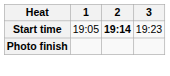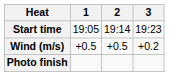(117, 29) bold -> (117, 29) normal
+ row: (37, 46)
